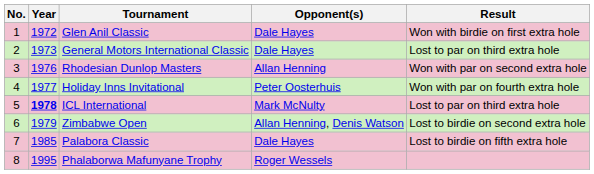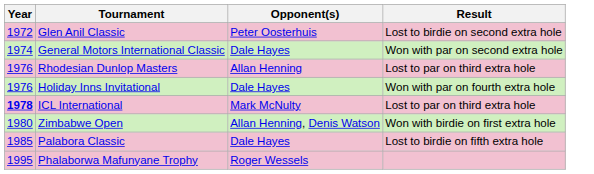- column: (16, 14)
(284, 32) Dale Hayes -> (273, 32) Peter Oosterhuis
(494, 32) Won with birdie on first extra hole -> (474, 32) Lost to birdie on second extra hole
(44, 50) 1973 -> (20, 50) 1974
(484, 50) Lost to par on third extra hole -> (474, 50) Won with par on second extra hole
(498, 69) Won with par on second extra hole -> (460, 69) Lost to par on third extra hole
(44, 87) 1977 -> (20, 87) 1976
(297, 87) Peter Oosterhuis -> (260, 87) Dale Hayes
(44, 123) 1979 -> (20, 123) 1980
(497, 123) Lost to birdie on second extra hole -> (470, 123) Won with birdie on first extra hole
